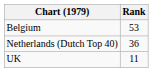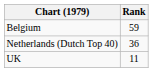(134, 28) 53 -> (134, 28) 59
